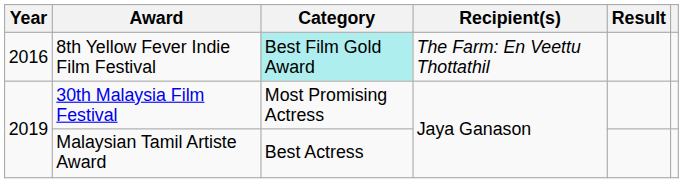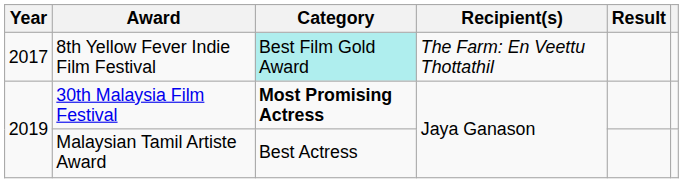(28, 56) 2016 -> (28, 56) 2017
(326, 104) normal -> (326, 104) bold
